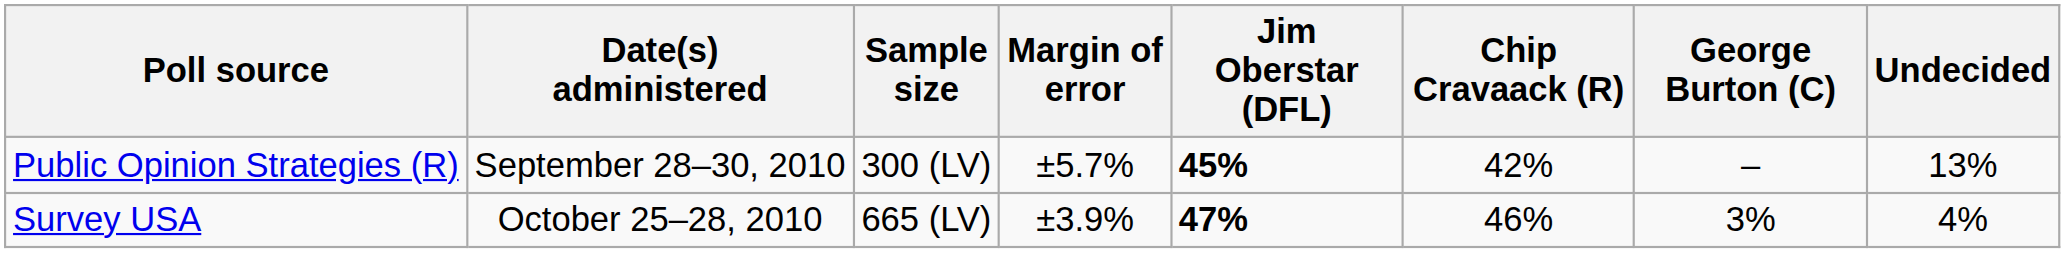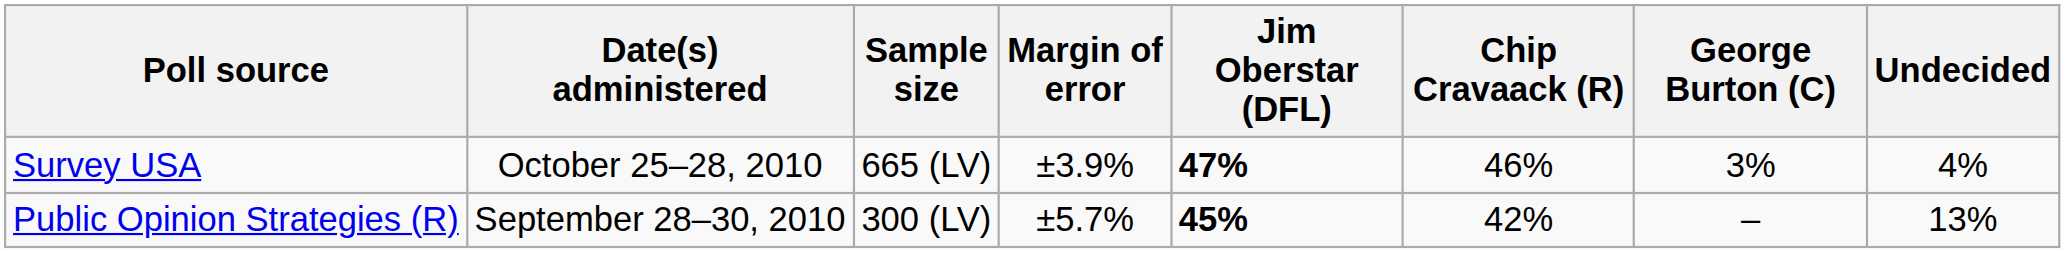rows swapped: (107, 219) <-> (236, 164)
